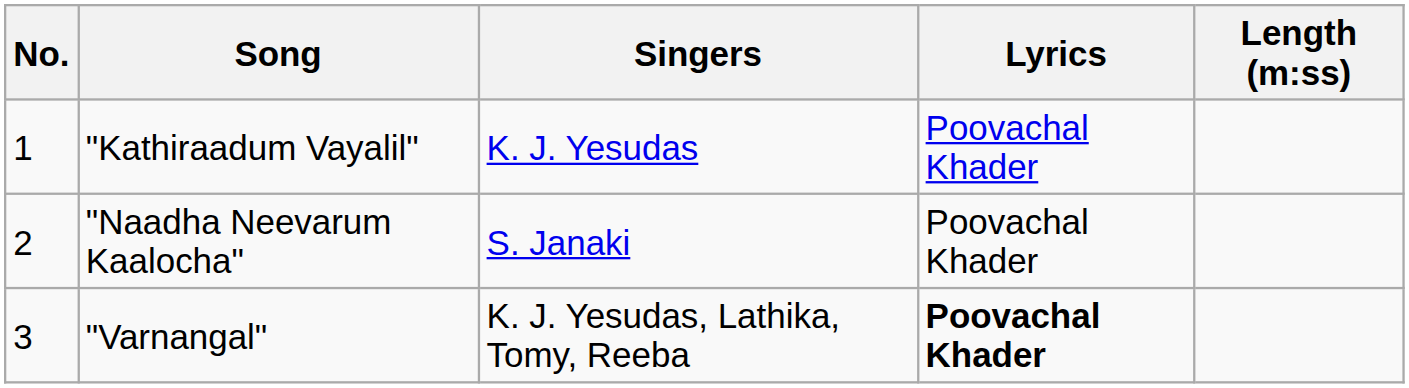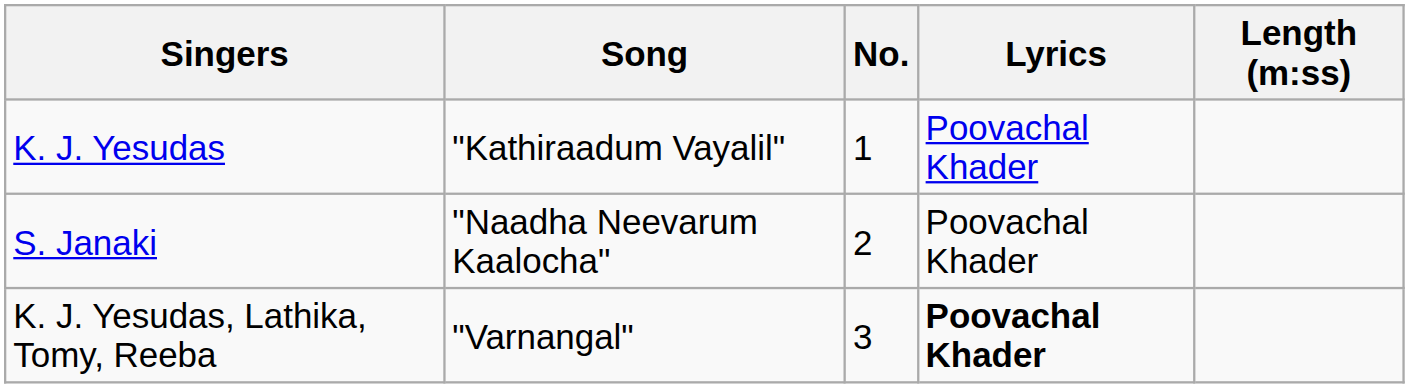columns swapped: (41, 53) <-> (698, 53)
